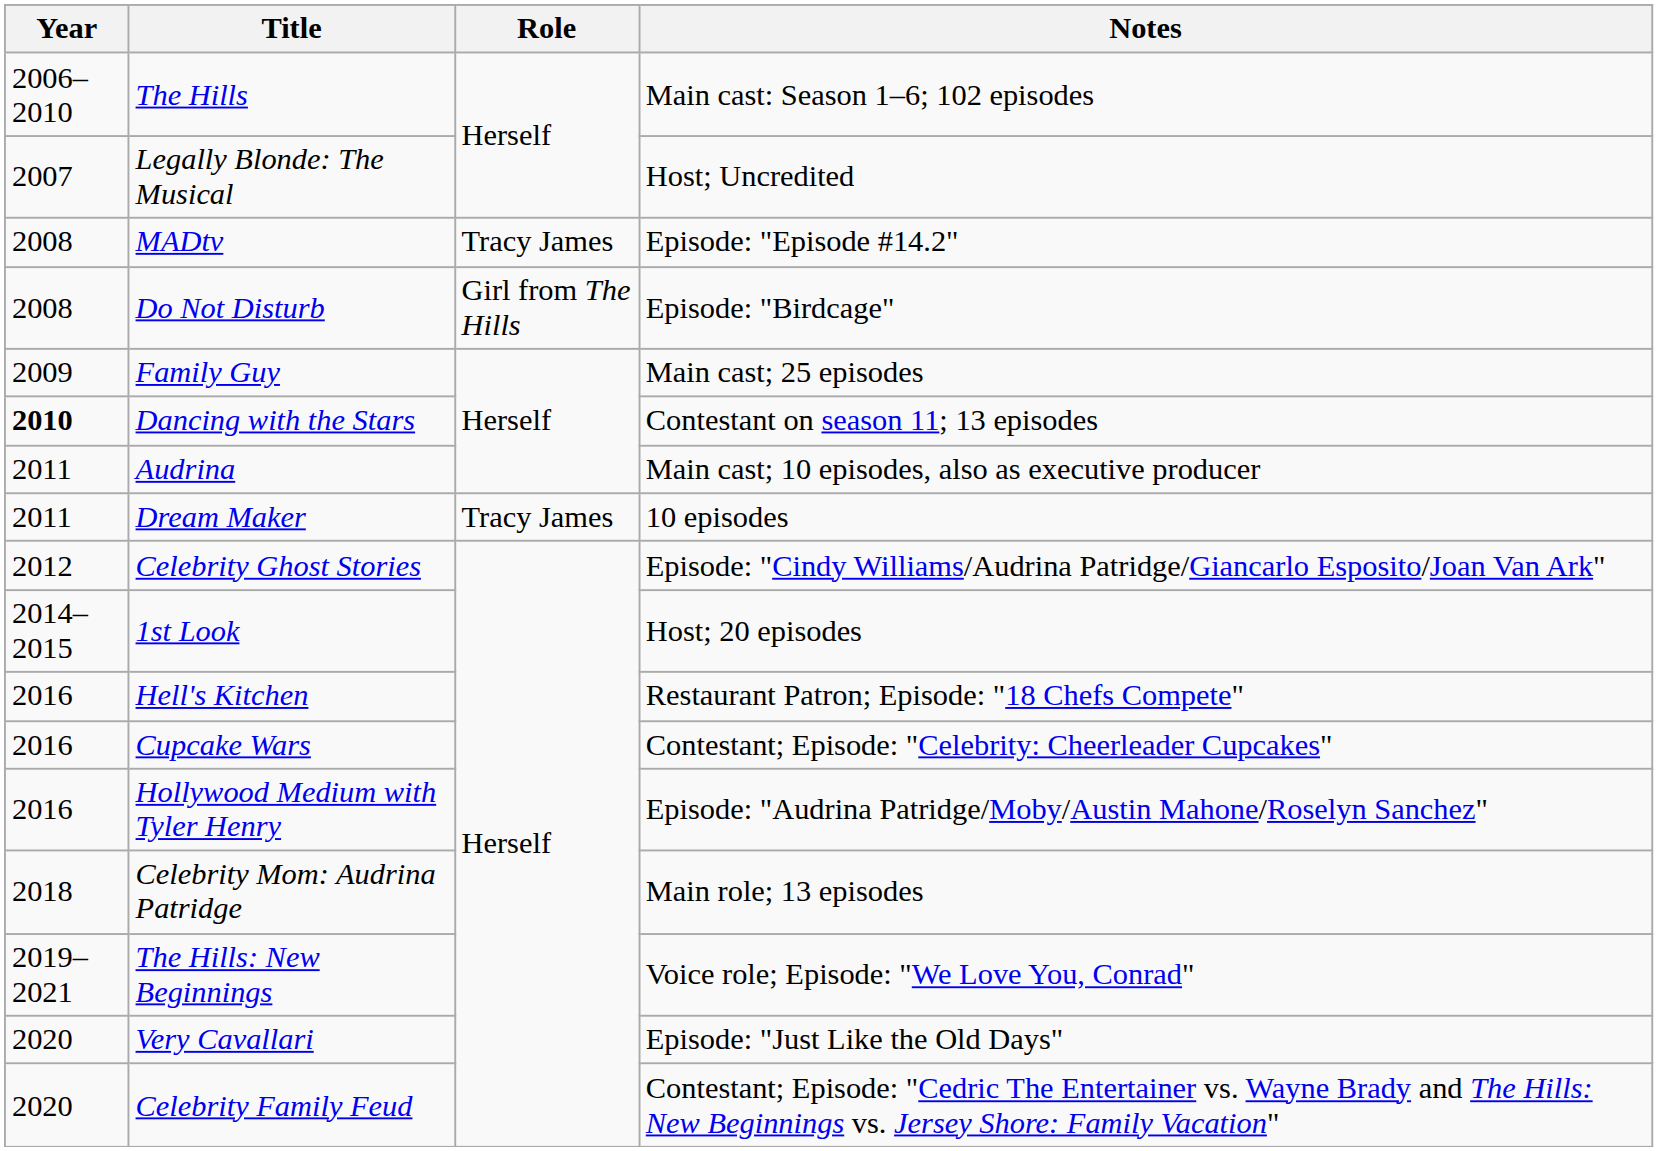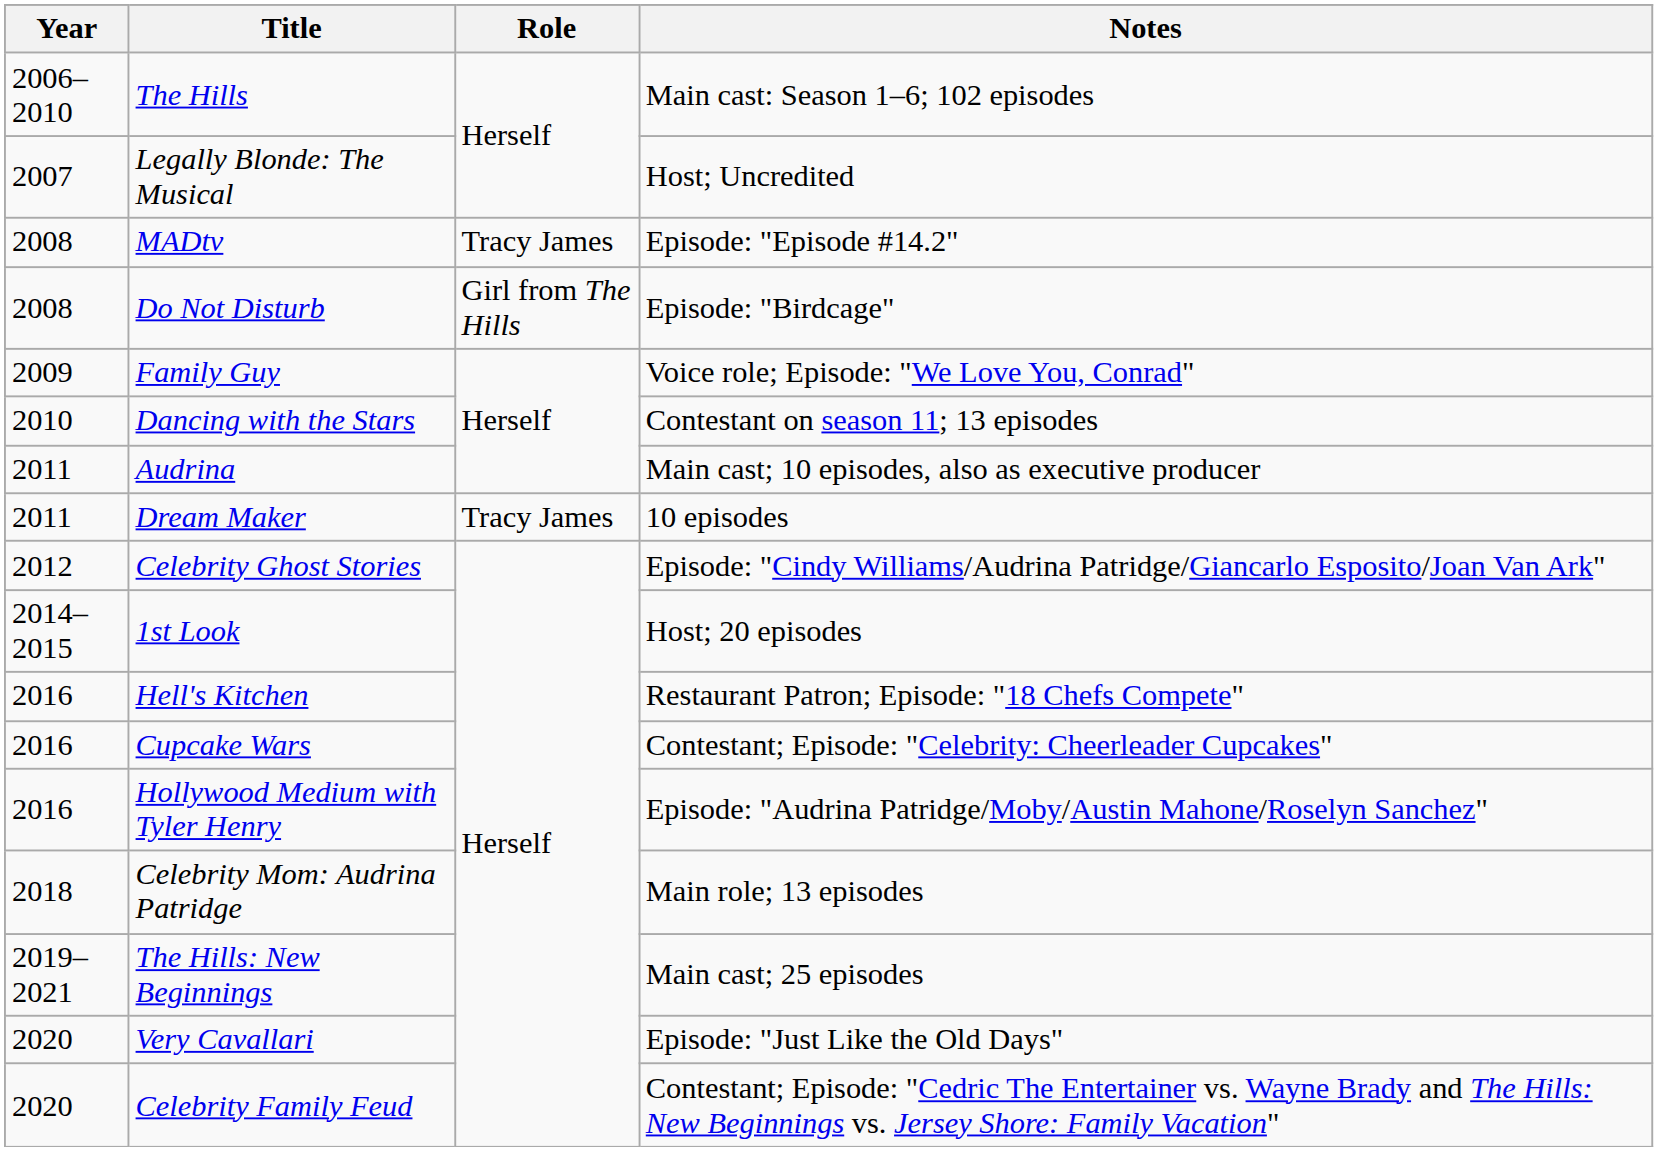(785, 372) Main cast; 25 episodes -> (920, 372) Voice role; Episode: "We Love You, Conrad"
(42, 420) bold -> (42, 420) normal
(920, 974) Voice role; Episode: "We Love You, Conrad" -> (785, 974) Main cast; 25 episodes
